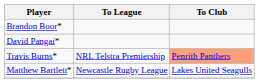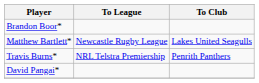rows swapped: (33, 41) <-> (39, 71)
(201, 56) lightsalmon background -> (201, 56) no background
